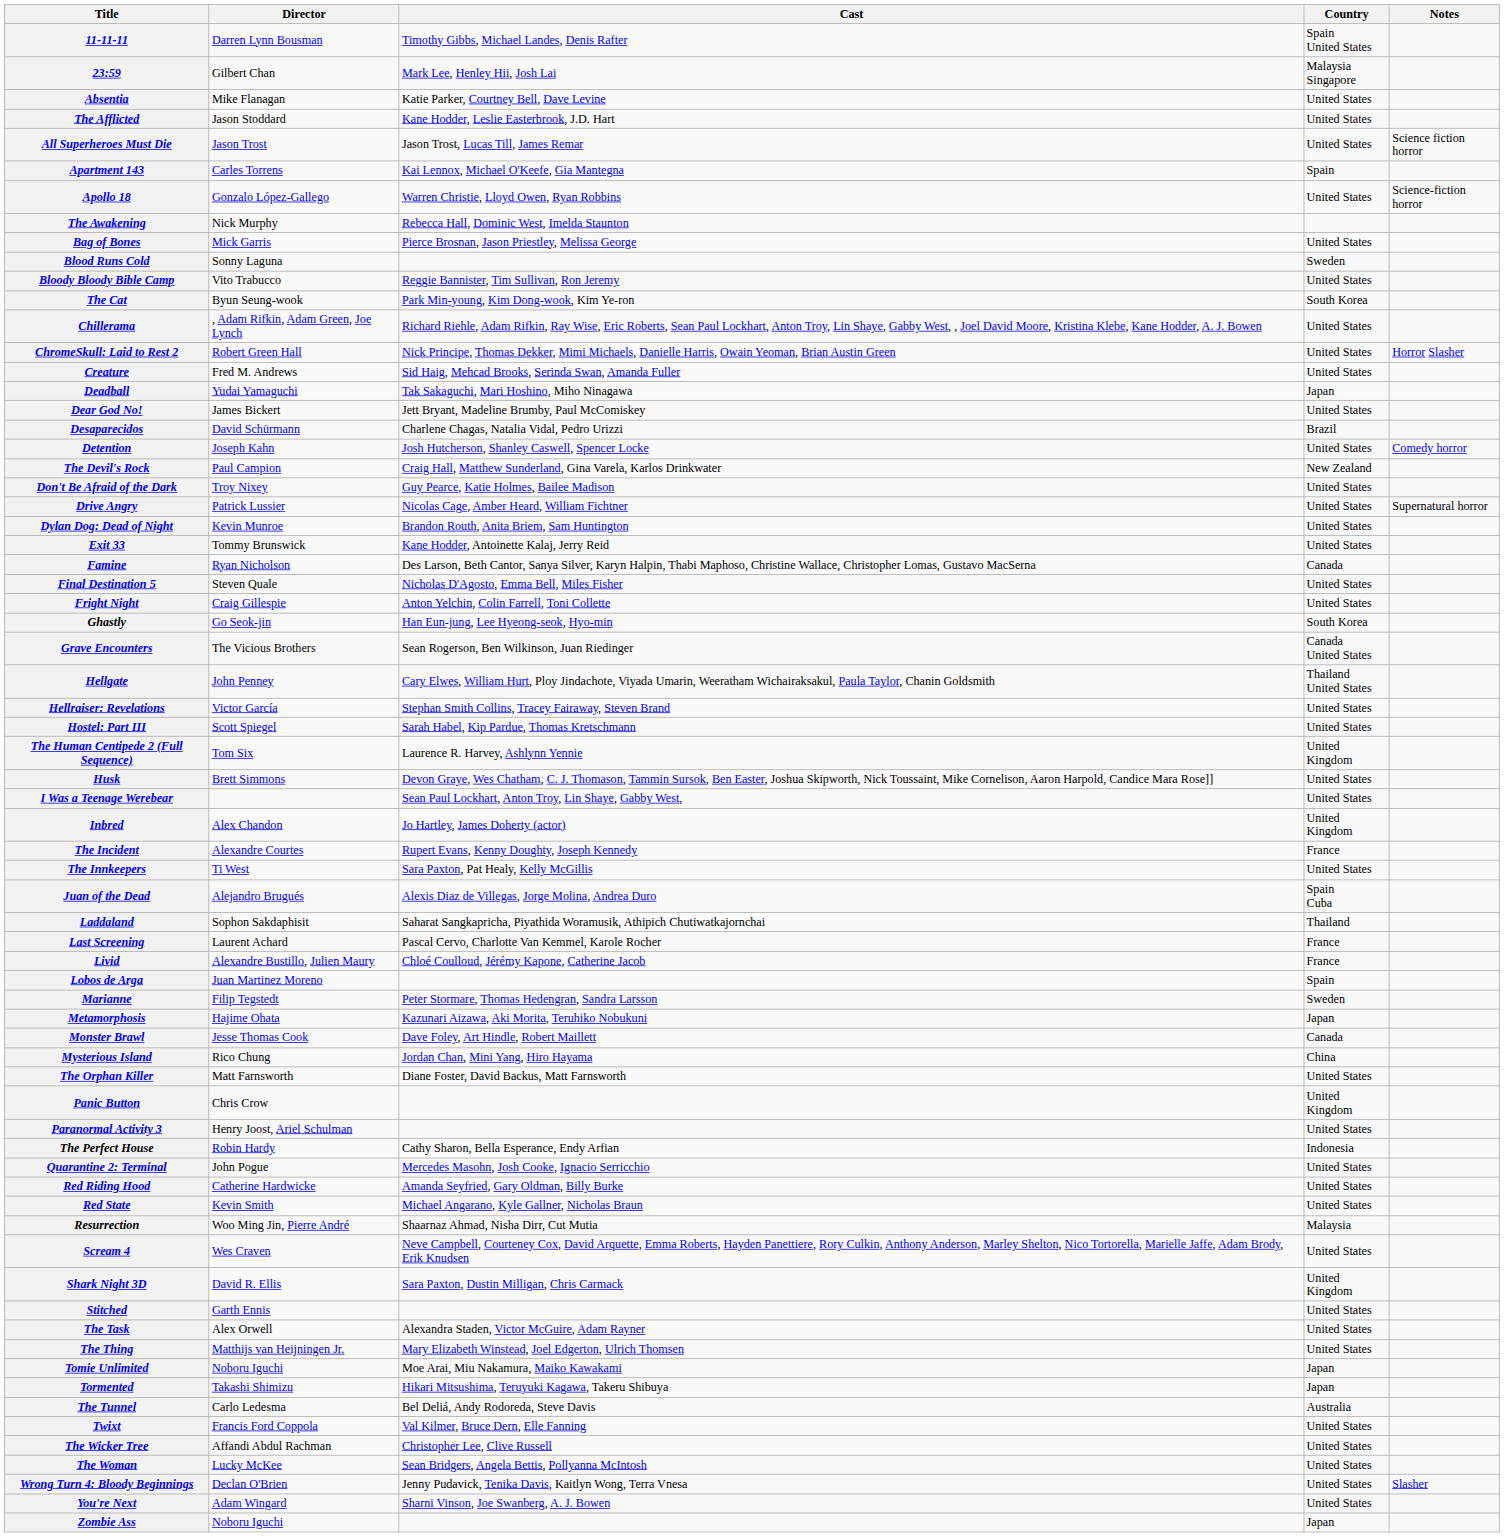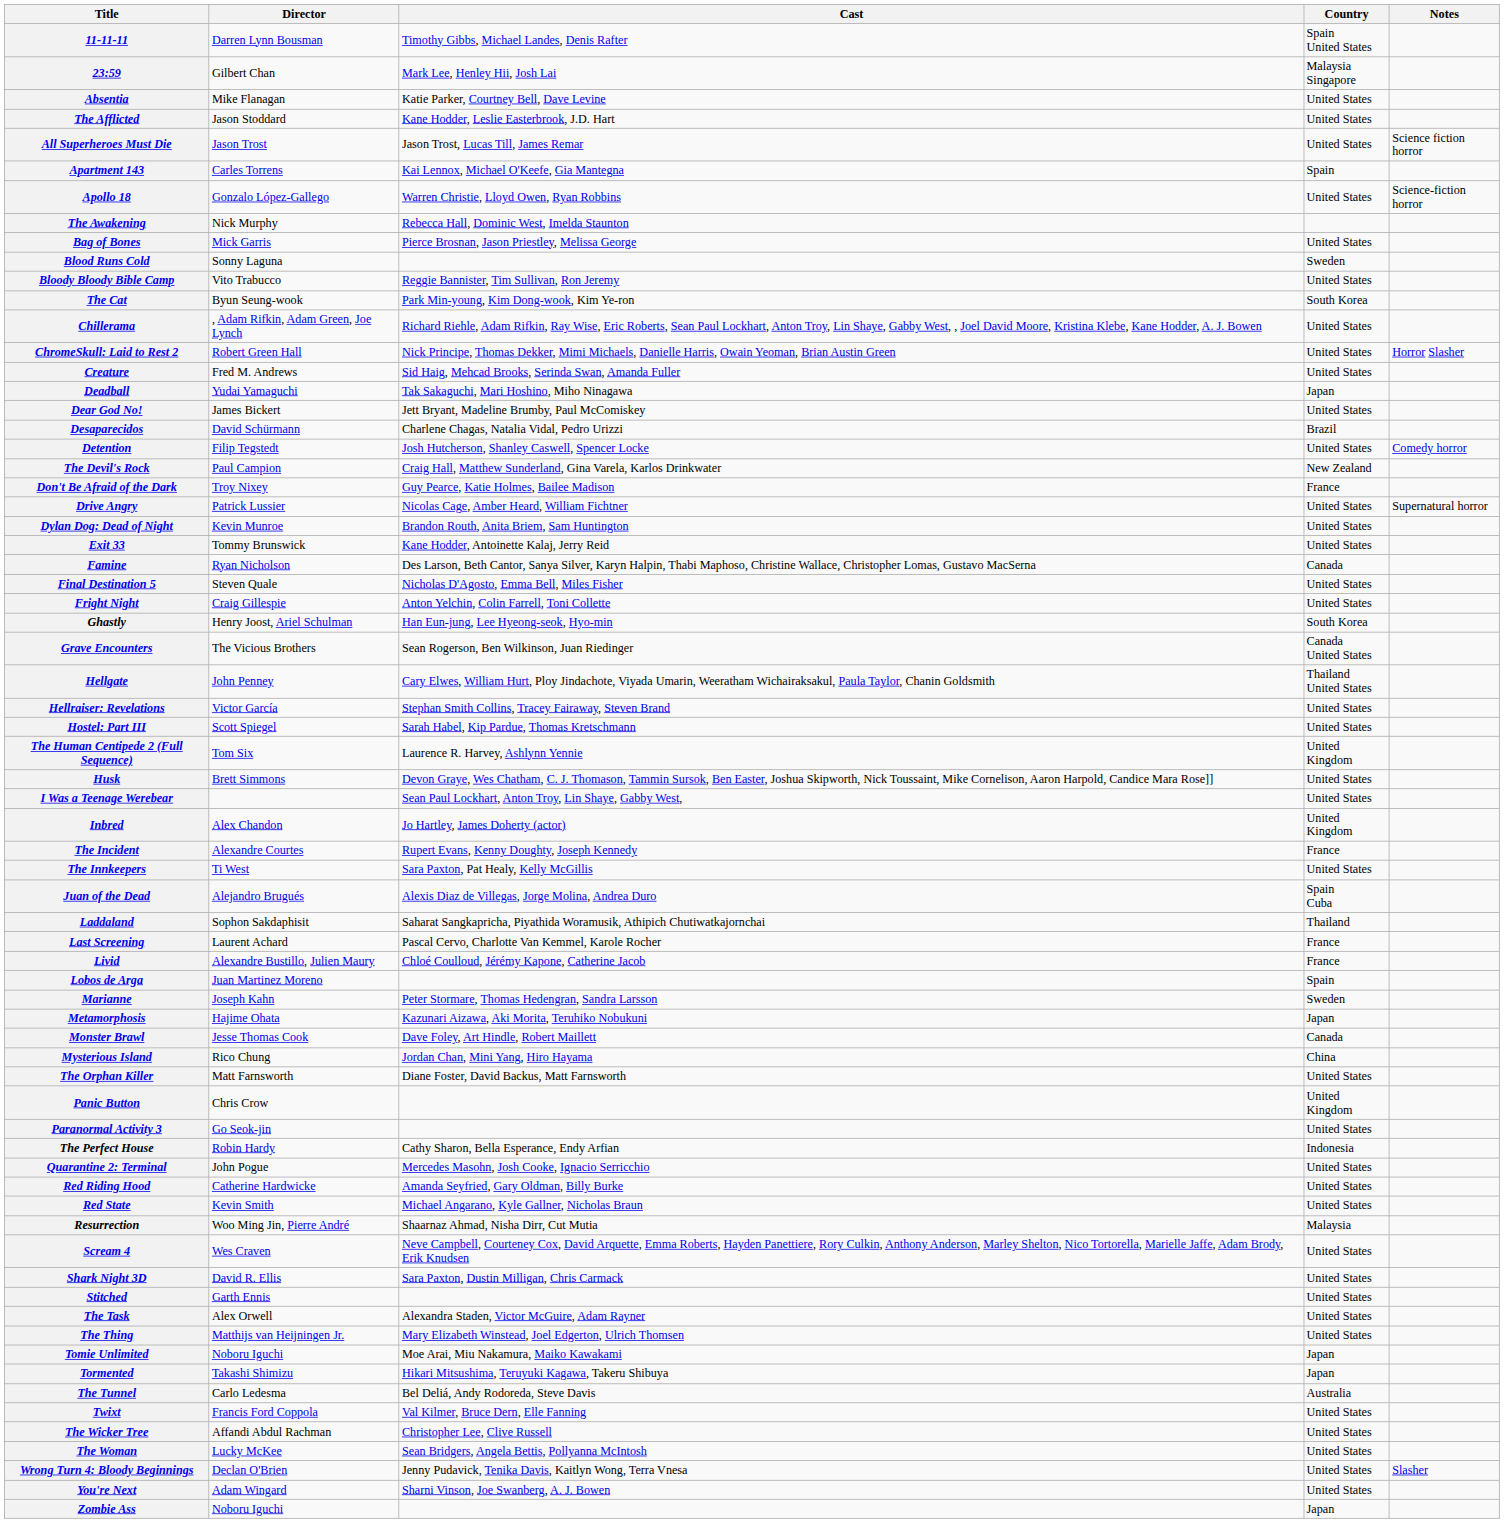(243, 448) Joseph Kahn -> (245, 448) Filip Tegstedt
(1339, 487) United States -> (1323, 487) France
(241, 622) Go Seok-jin -> (282, 622) Henry Joost, Ariel Schulman
(245, 999) Filip Tegstedt -> (243, 999) Joseph Kahn
(282, 1128) Henry Joost, Ariel Schulman -> (241, 1128) Go Seok-jin
(1330, 1284) United Kingdom -> (1339, 1277) United States
